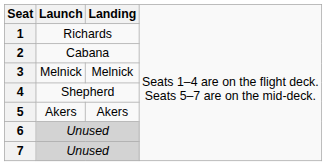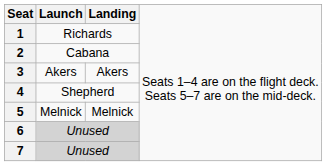(61, 72) Melnick -> (61, 72) Akers
(112, 72) Melnick -> (112, 72) Akers
(61, 111) Akers -> (61, 111) Melnick
(112, 111) Akers -> (112, 111) Melnick
